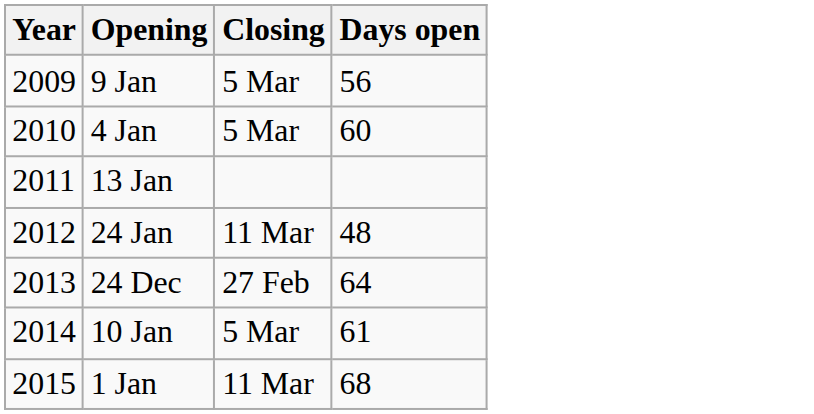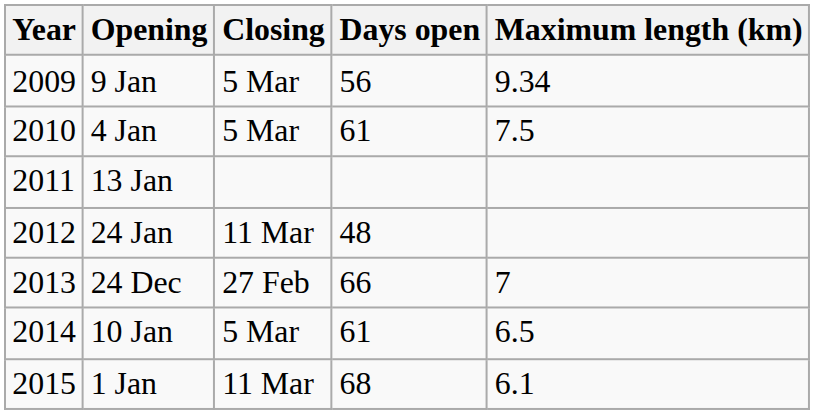+ column: (649, 29)
(355, 130) 60 -> (355, 130) 61
(355, 282) 64 -> (355, 282) 66
